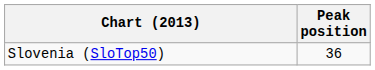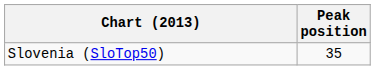(334, 54) 36 -> (334, 54) 35
